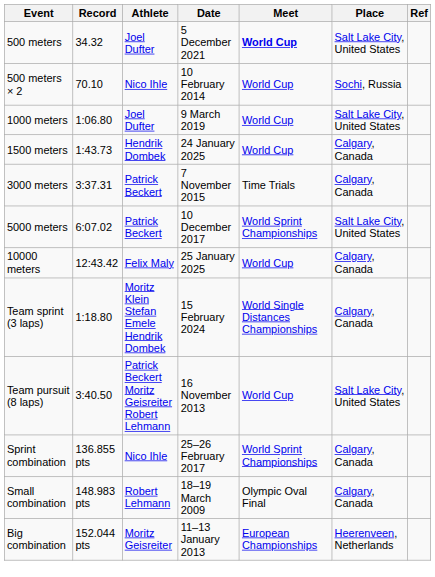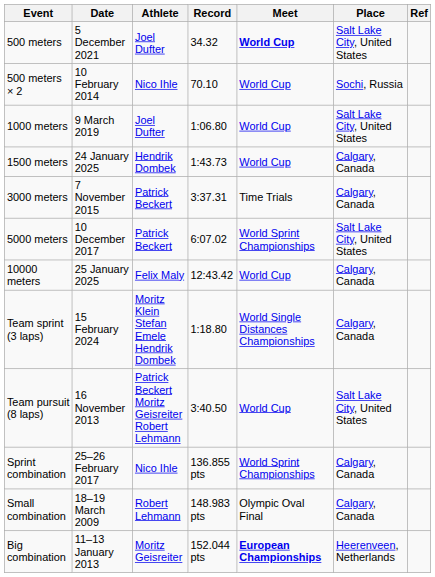columns swapped: (98, 13) <-> (209, 13)
(280, 539) normal -> (280, 552) bold
